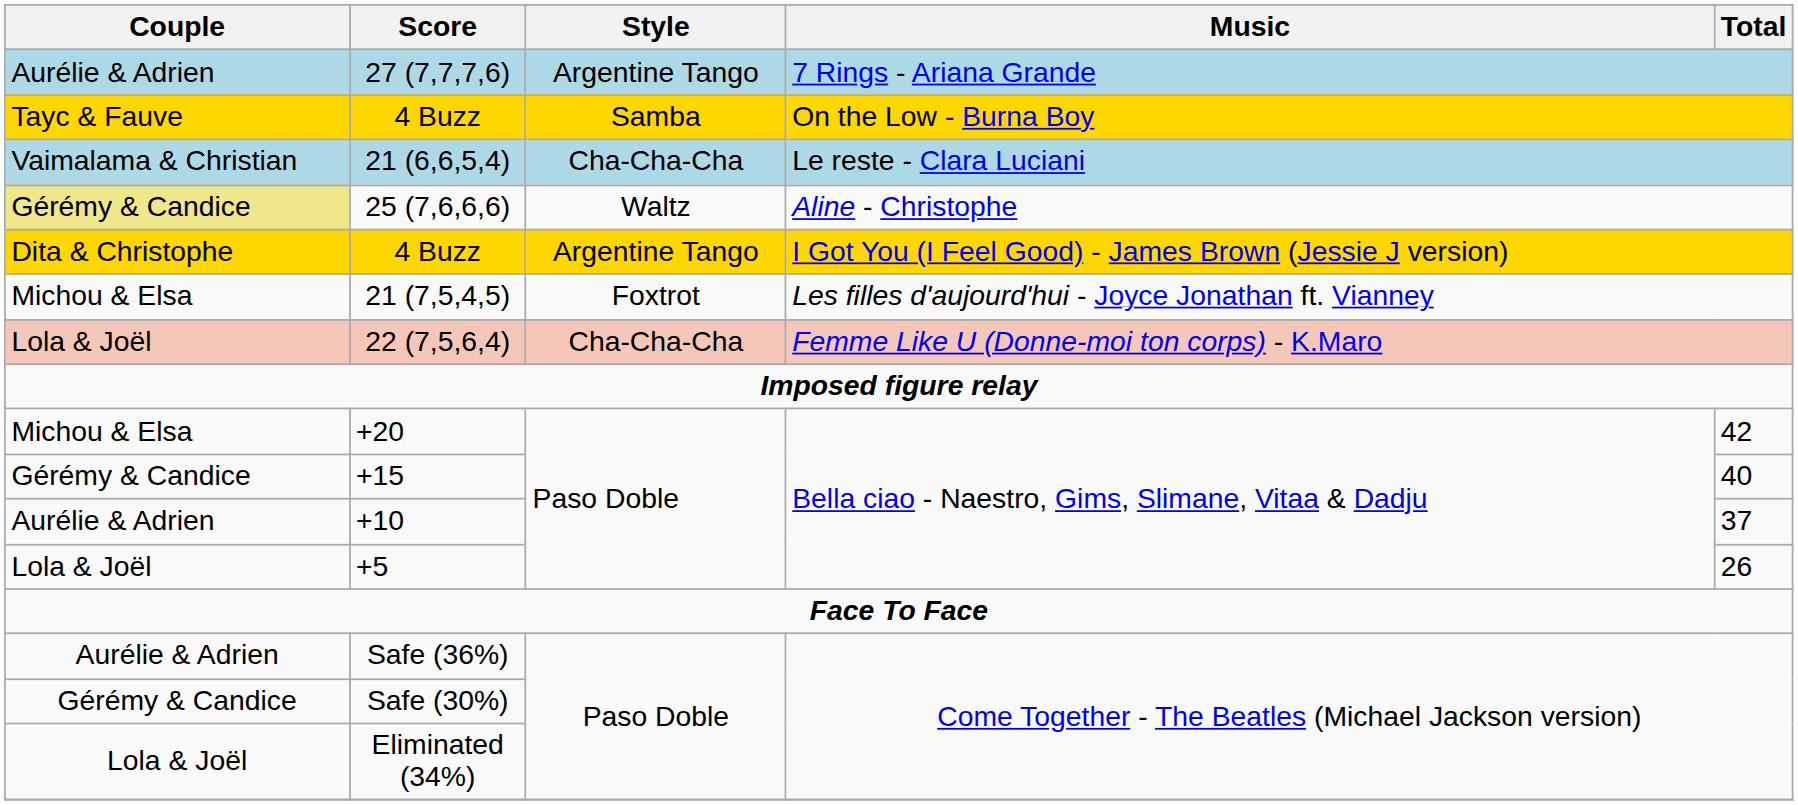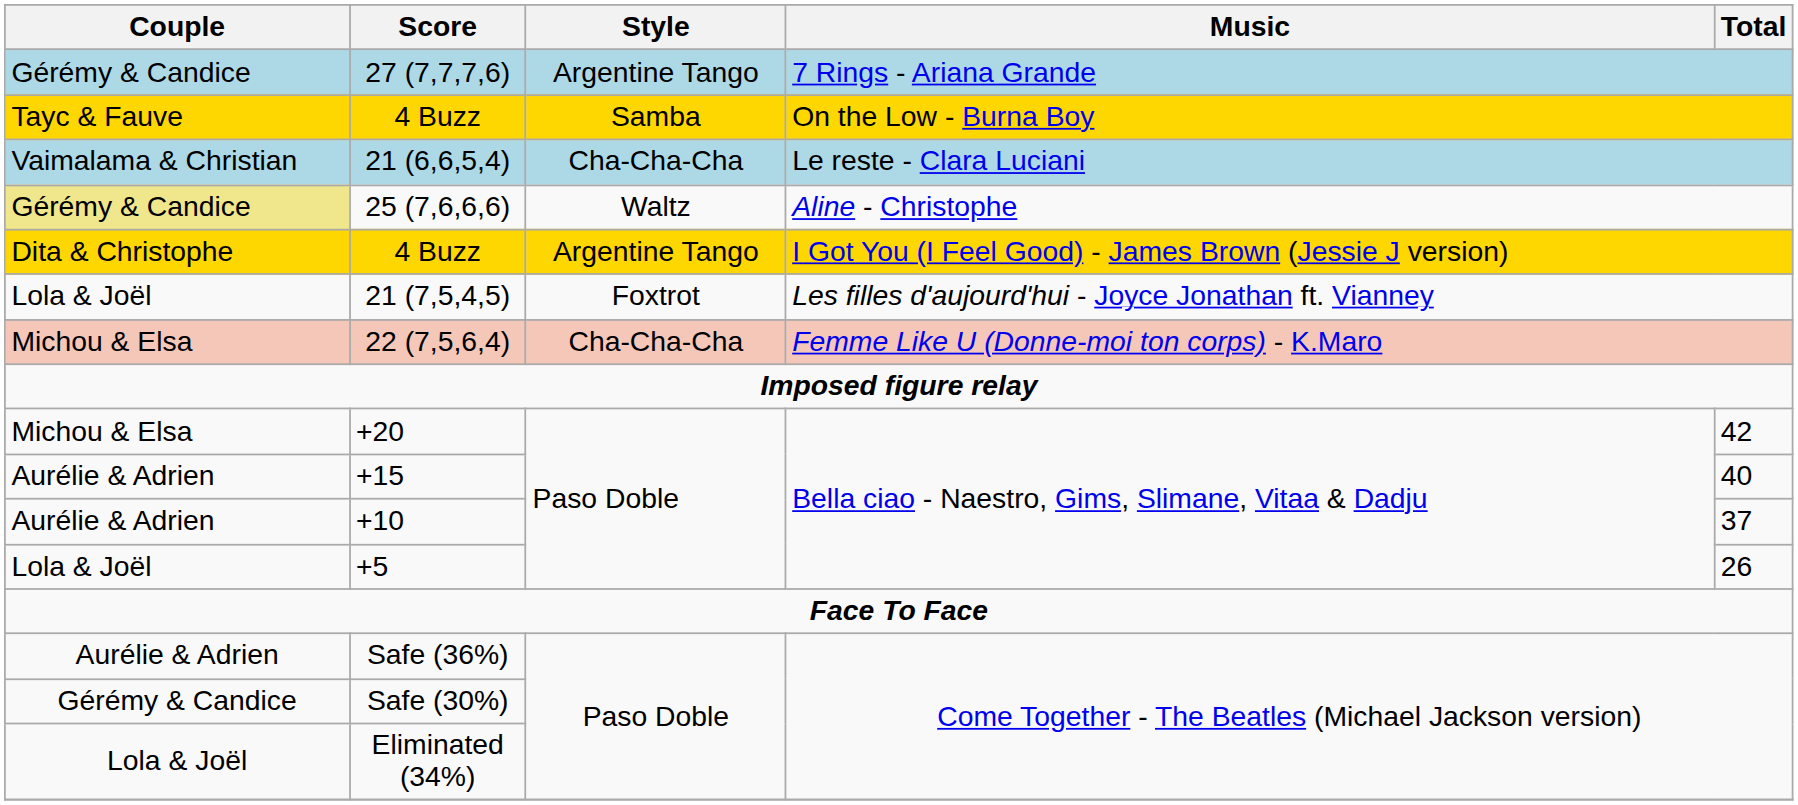(113, 71) Aurélie & Adrien -> (131, 71) Gérémy & Candice
(102, 296) Michou & Elsa -> (81, 296) Lola & Joël
(81, 341) Lola & Joël -> (102, 341) Michou & Elsa
(131, 476) Gérémy & Candice -> (113, 476) Aurélie & Adrien
